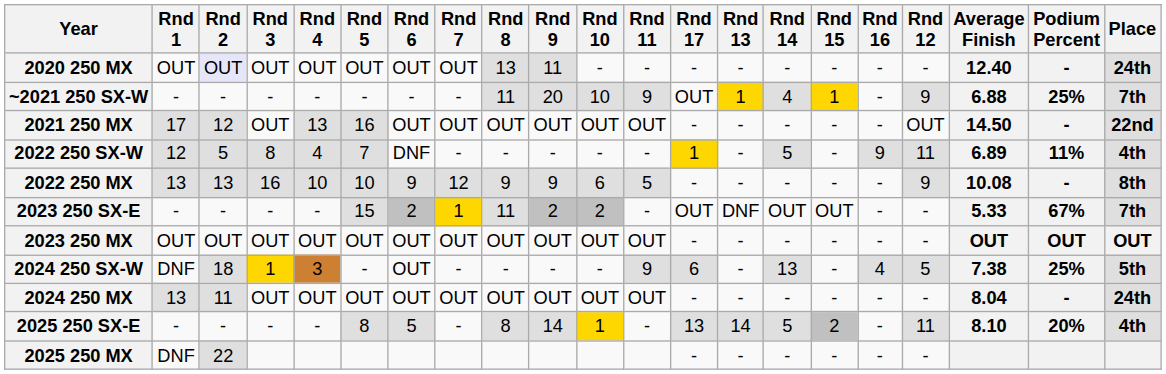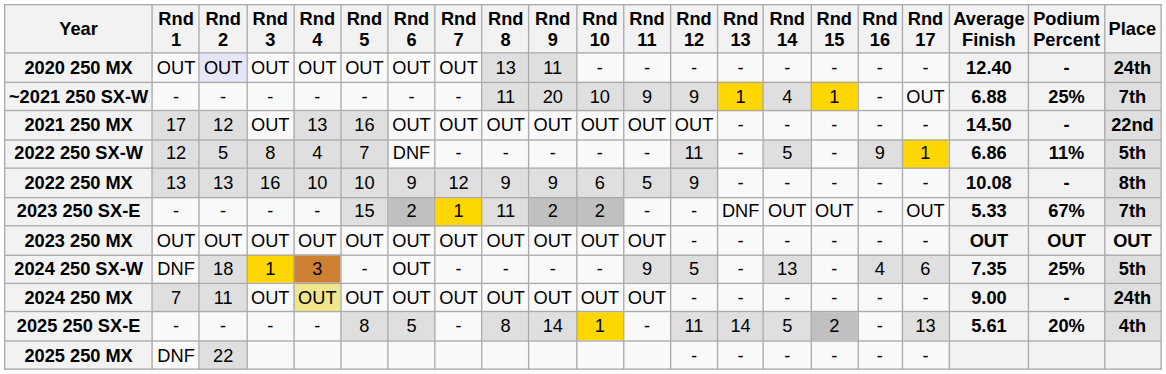columns swapped: (925, 29) <-> (694, 29)
(989, 154) 6.89 -> (989, 154) 6.86
(1132, 154) 4th -> (1132, 154) 5th
(989, 269) 7.38 -> (989, 269) 7.35
(176, 297) 13 -> (176, 297) 7
(317, 297) no background -> (317, 297) khaki background
(989, 297) 8.04 -> (989, 297) 9.00
(989, 326) 8.10 -> (989, 326) 5.61
